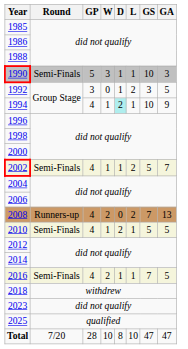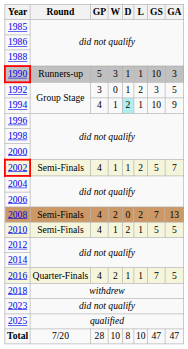(57, 74) Semi-Finals -> (61, 74) Runners-up
(57, 214) Runners-up -> (60, 214) Semi-Finals
(57, 275) Semi-Finals -> (60, 275) Quarter-Finals
